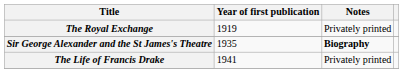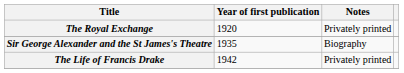(227, 28) 1919 -> (227, 28) 1920
(347, 44) bold -> (345, 44) normal
(227, 60) 1941 -> (227, 60) 1942
